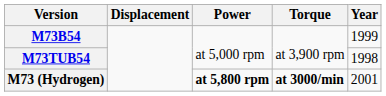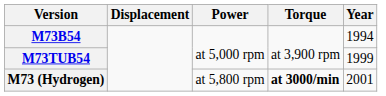(364, 36) 1999 -> (360, 36) 1994
(364, 58) 1998 -> (360, 58) 1999
(232, 79) bold -> (230, 79) normal
